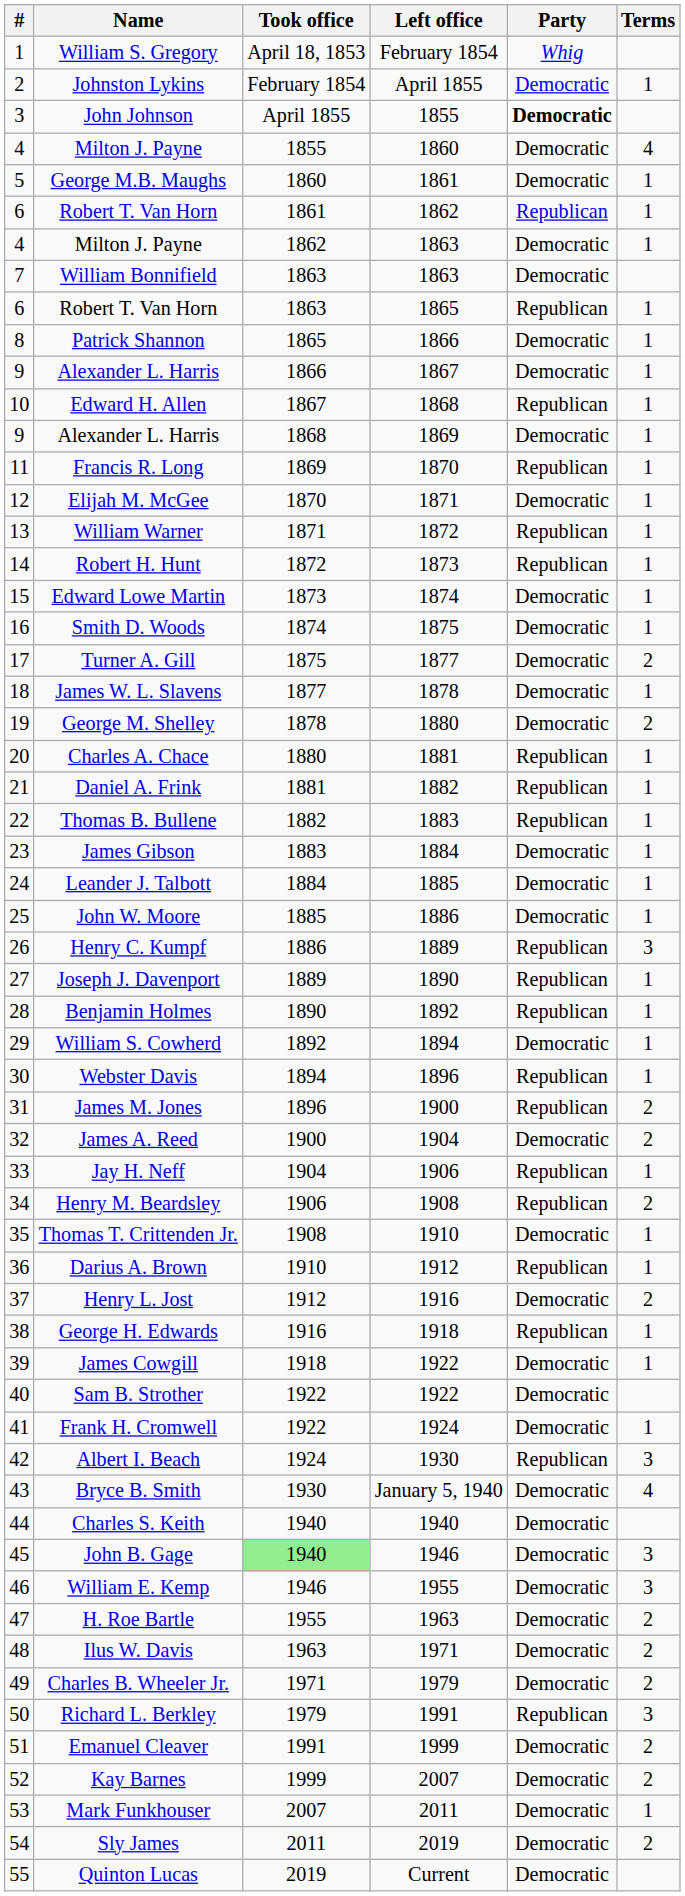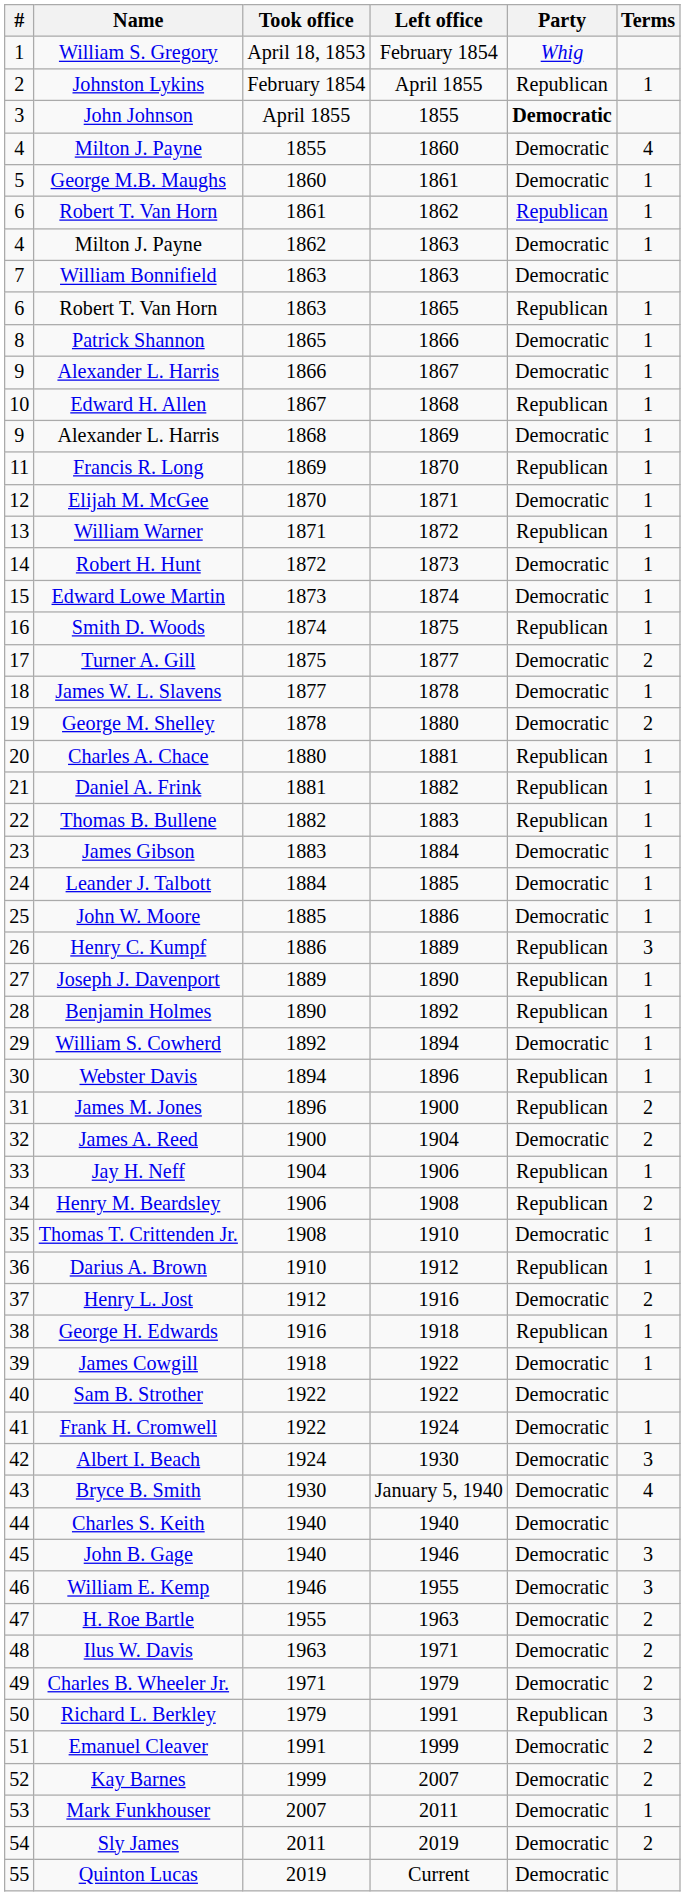(562, 84) Democratic -> (562, 84) Republican
(562, 564) Republican -> (562, 564) Democratic
(562, 627) Democratic -> (562, 627) Republican
(562, 1459) Republican -> (562, 1459) Democratic
(306, 1555) lightgreen background -> (306, 1555) no background
